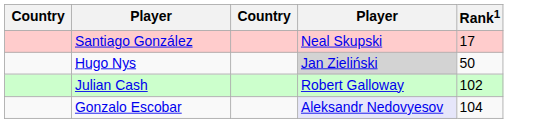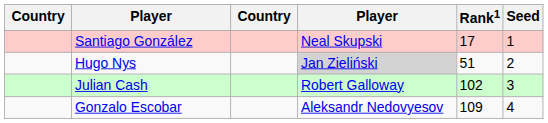+ column: (523, 17)
(467, 63) 50 -> (467, 63) 51
(372, 107) lavender background -> (372, 107) no background
(471, 107) 104 -> (471, 107) 109
